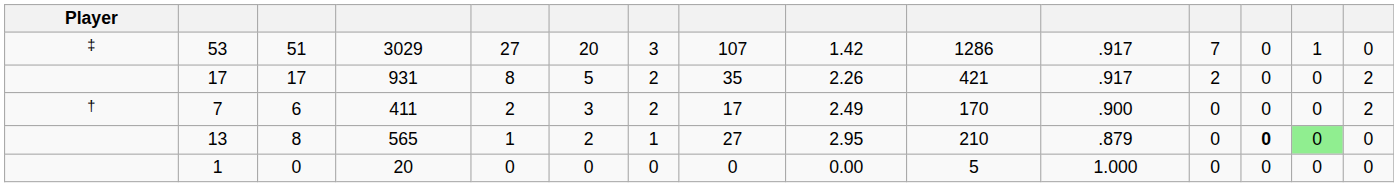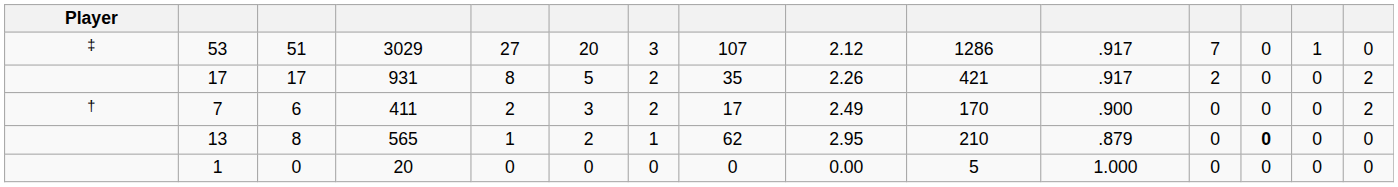(846, 48) 1.42 -> (846, 48) 2.12
(733, 139) 27 -> (733, 139) 62
(1317, 139) lightgreen background -> (1317, 139) no background
